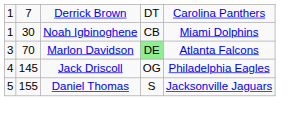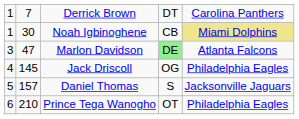(219, 31) no background -> (238, 31) khaki background
(28, 50) 70 -> (28, 50) 47
(28, 86) 155 -> (28, 86) 157
+ row: (100, 104)
